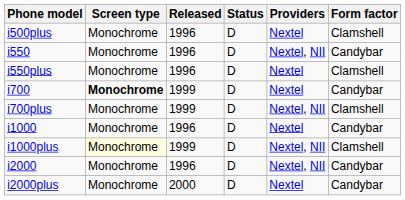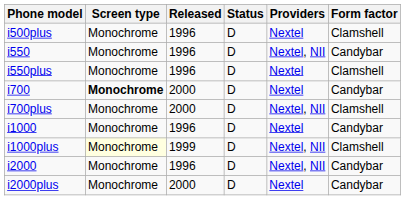(182, 90) 1999 -> (182, 90) 2000
(182, 109) 1999 -> (182, 109) 2000
